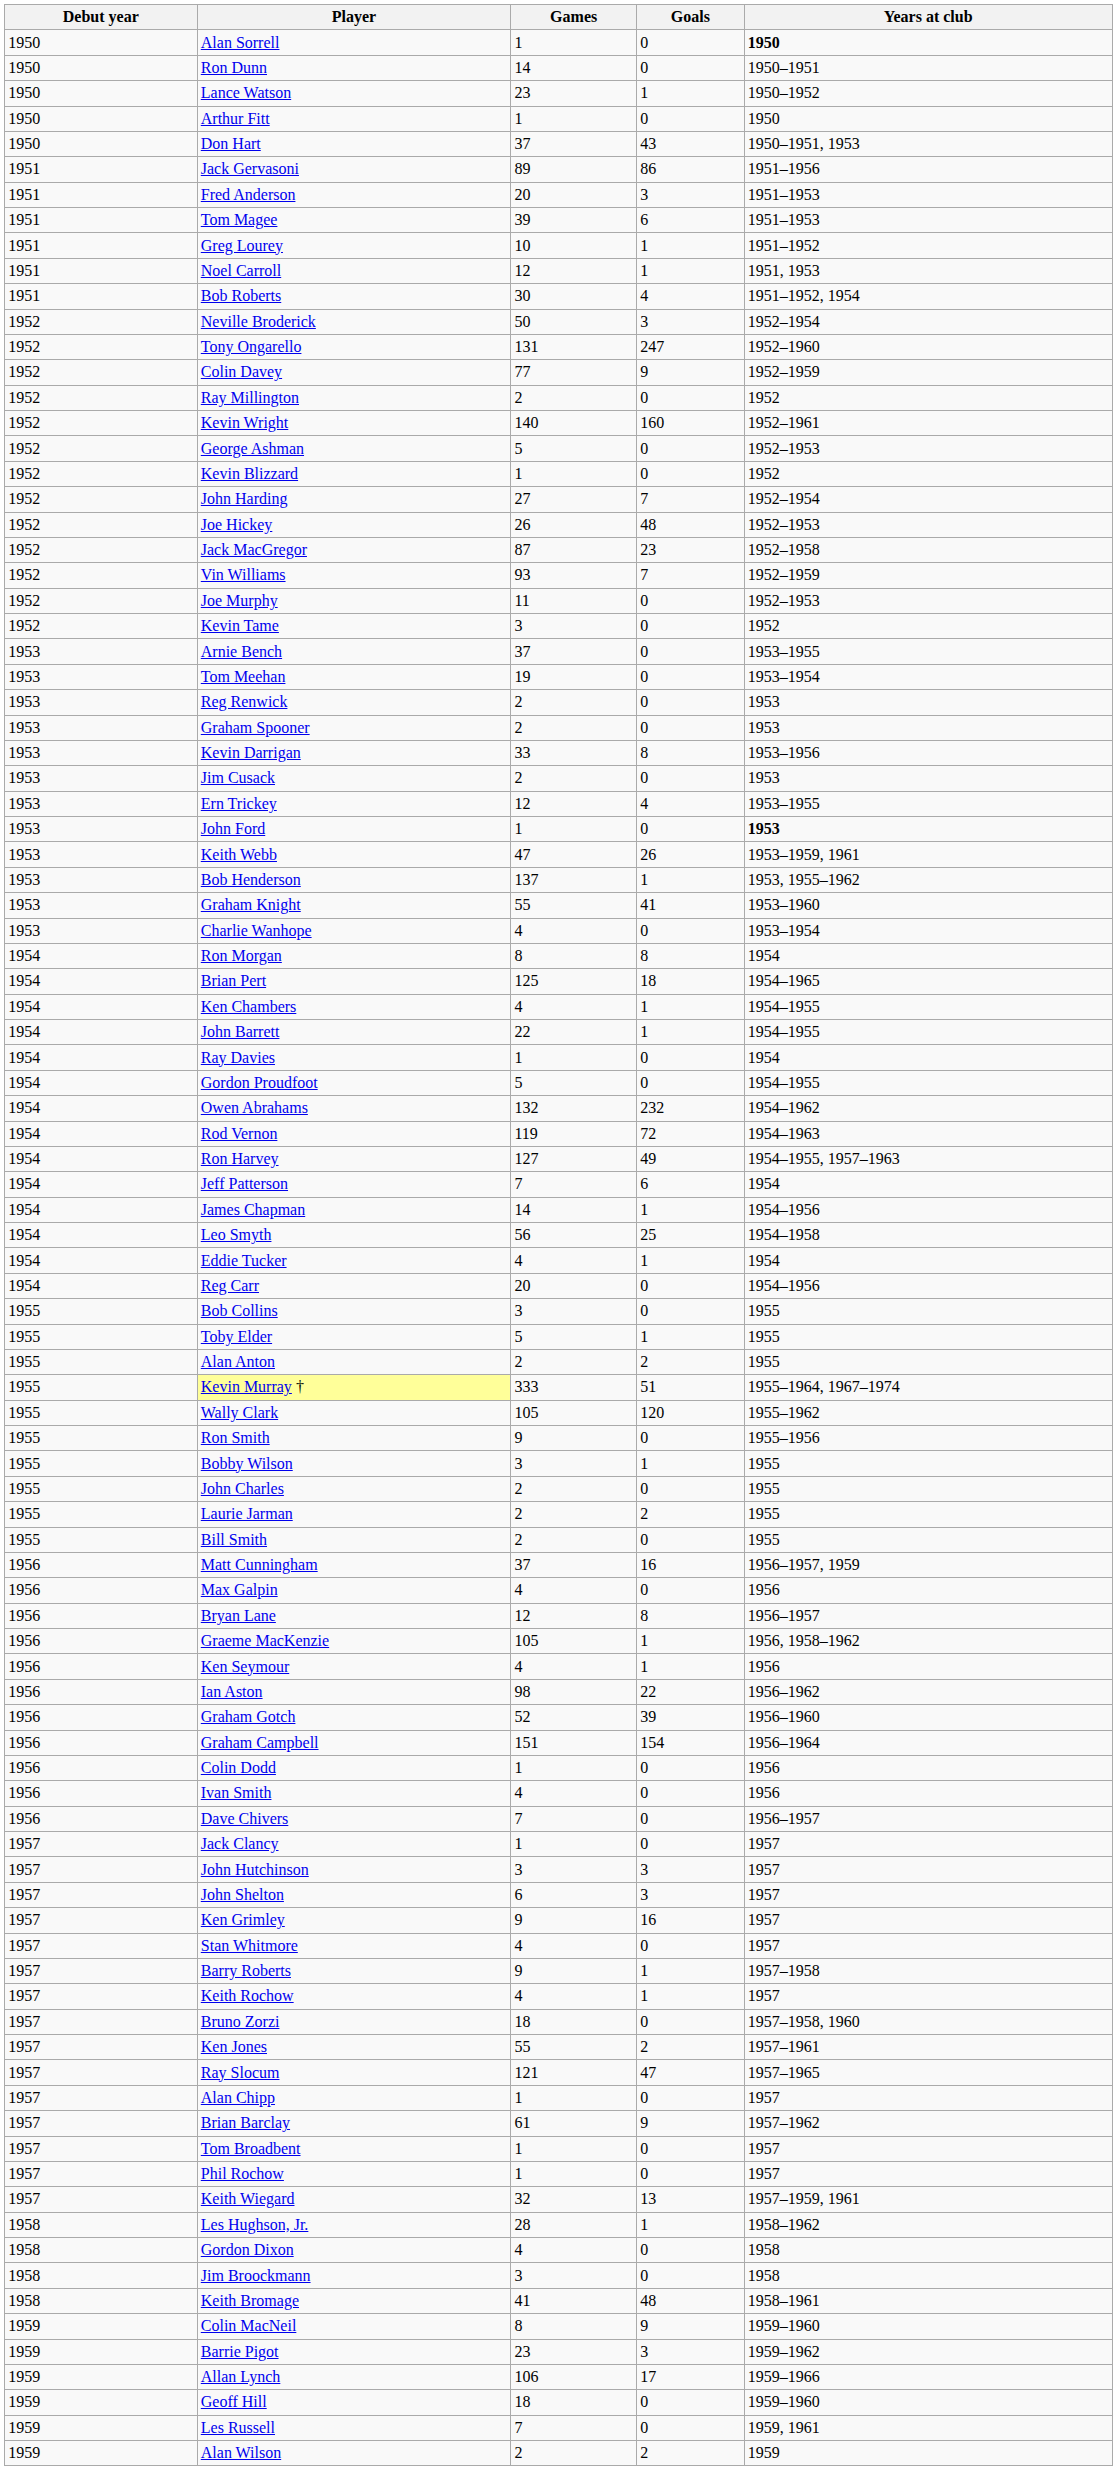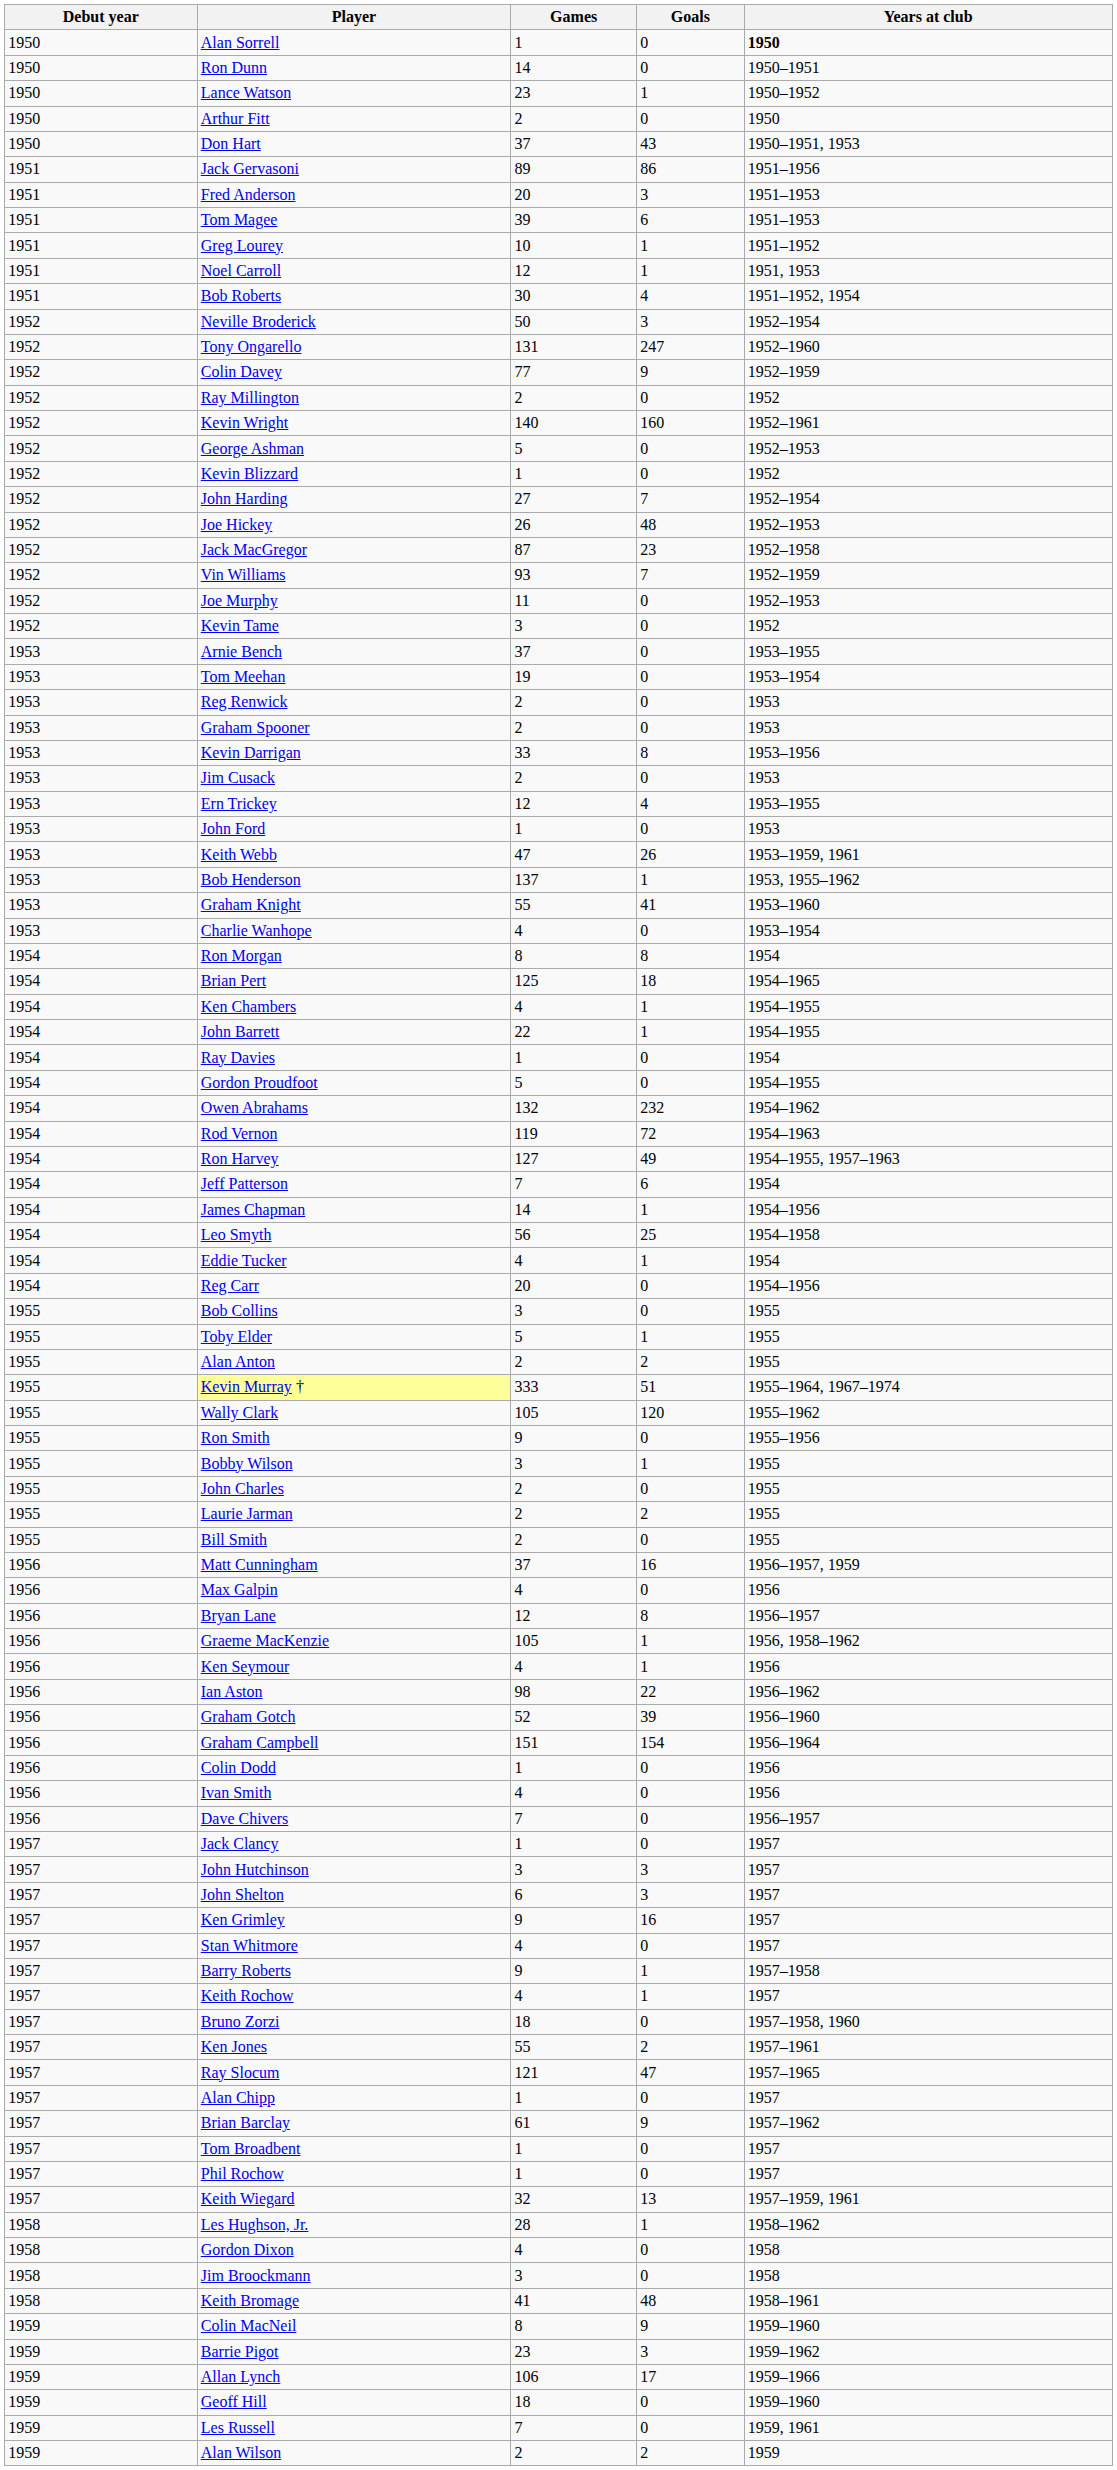(518, 118) 1 -> (518, 118) 2
(764, 829) bold -> (764, 829) normal
